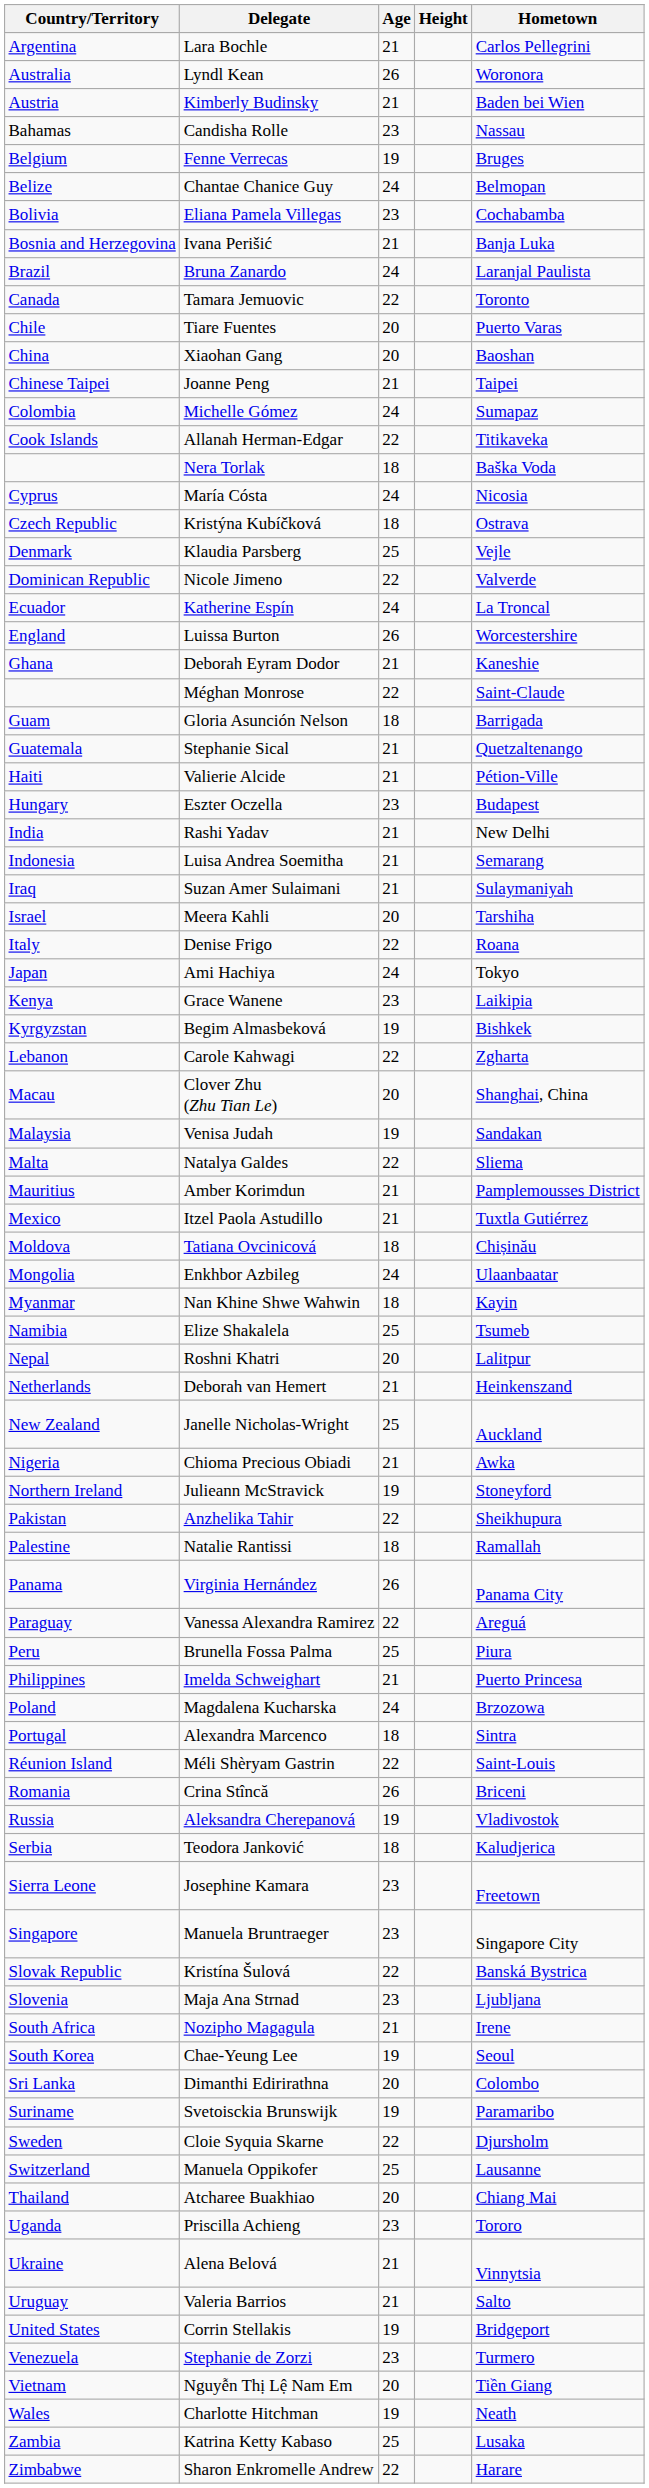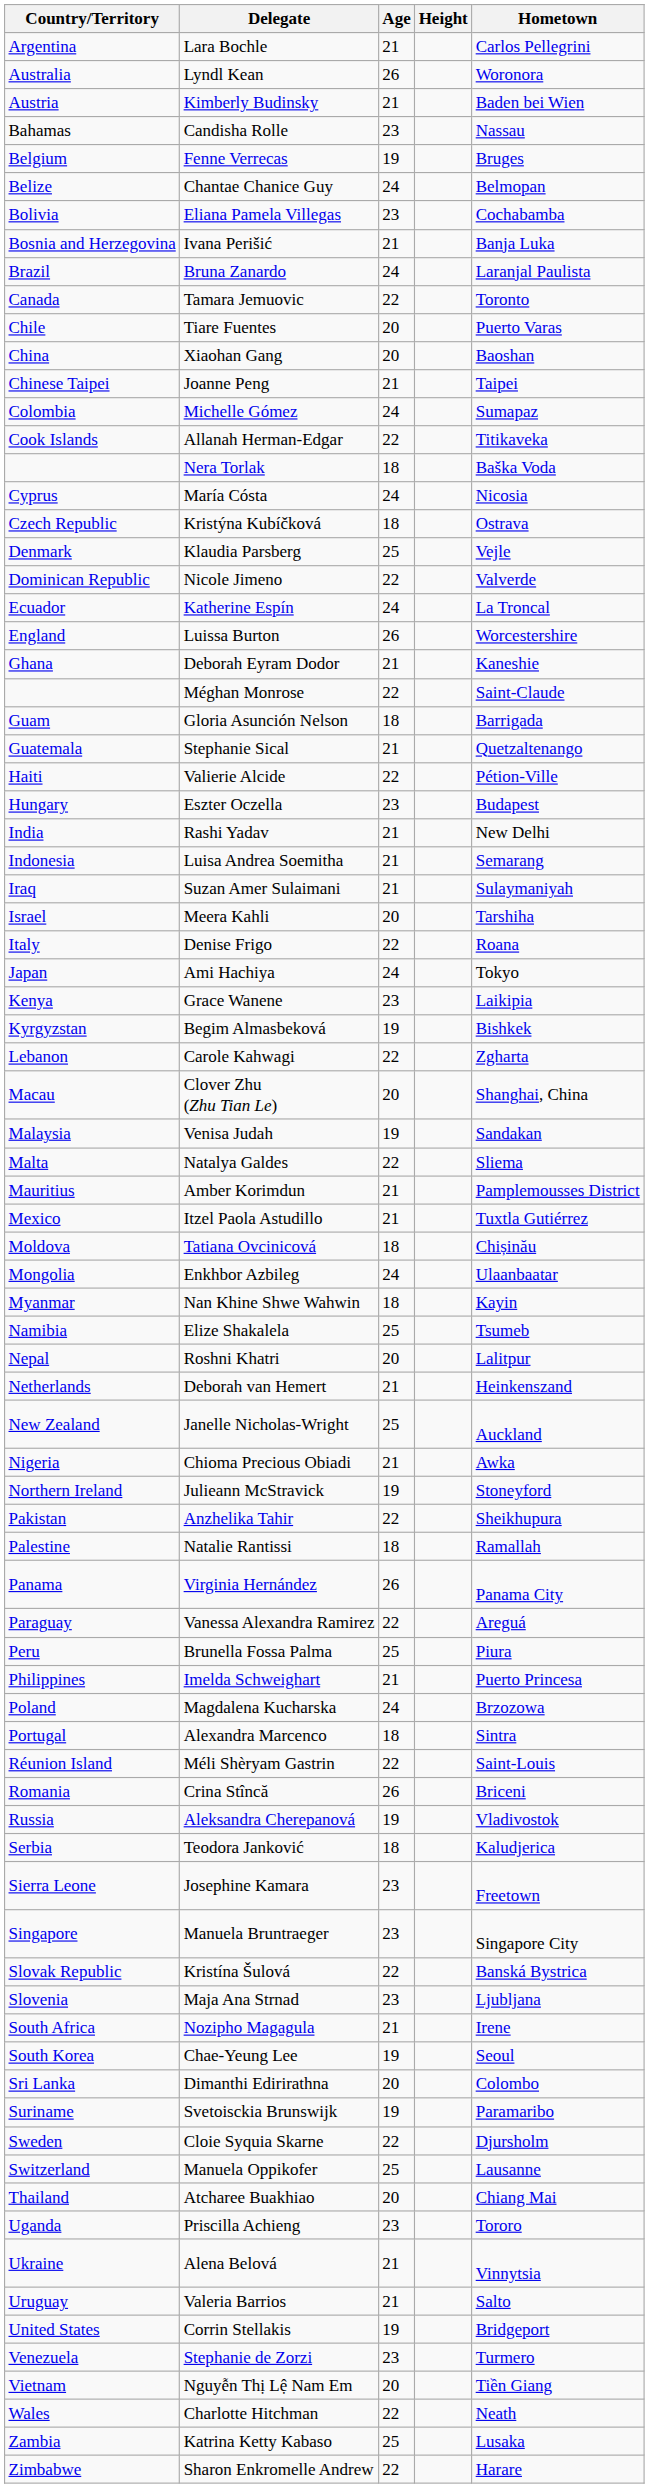(391, 776) 21 -> (391, 776) 22
(391, 2413) 19 -> (391, 2413) 22
